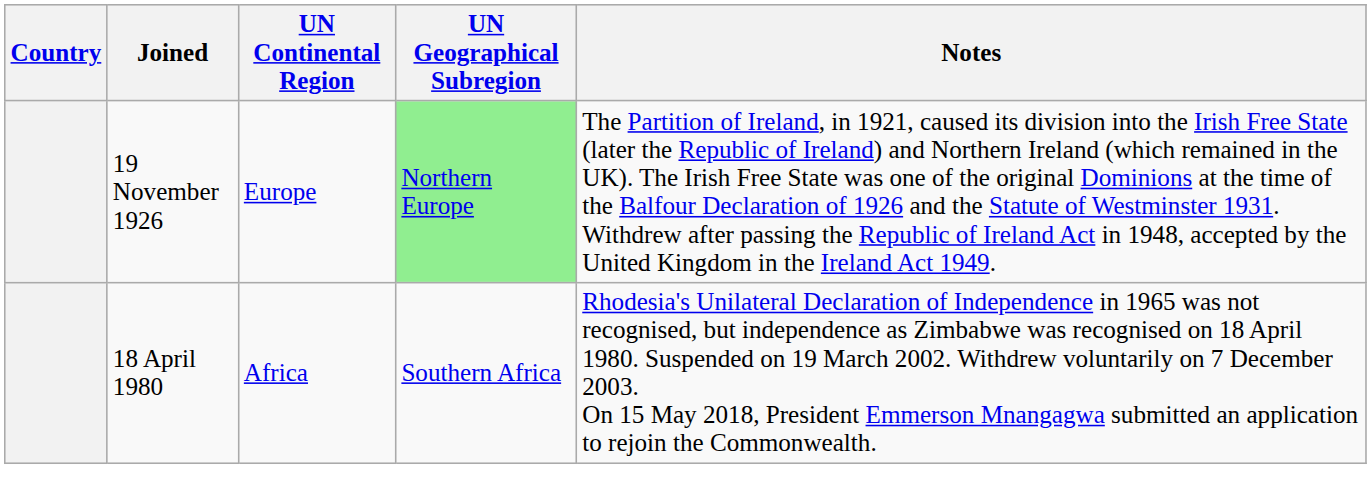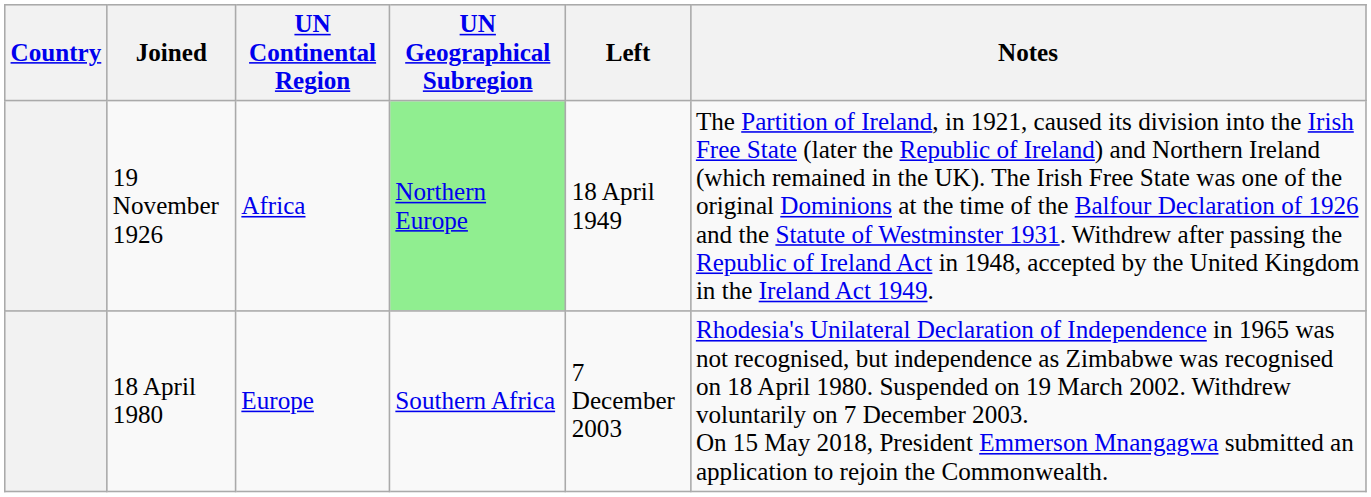+ column: (628, 52)
(280, 191) Europe -> (273, 205) Africa
(276, 372) Africa -> (278, 400) Europe
